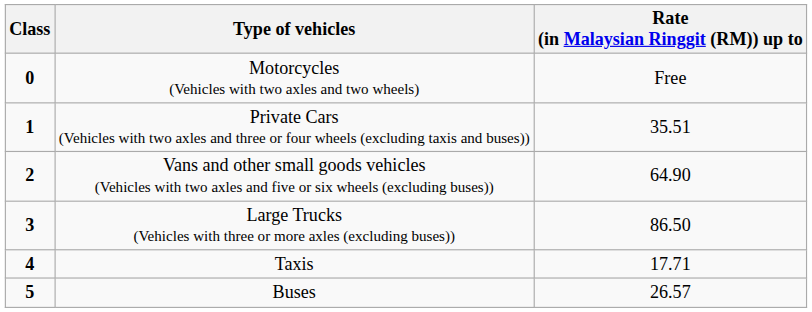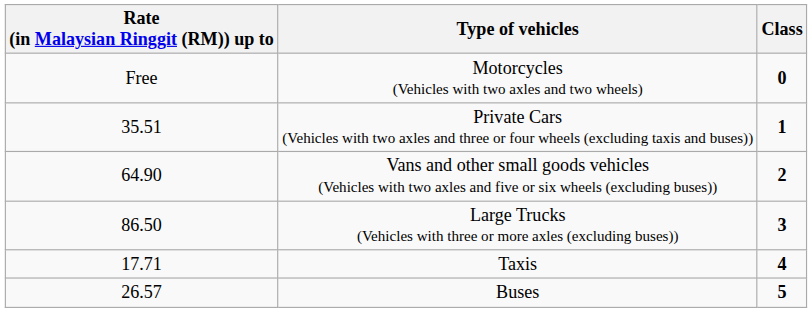columns swapped: (30, 29) <-> (670, 29)
